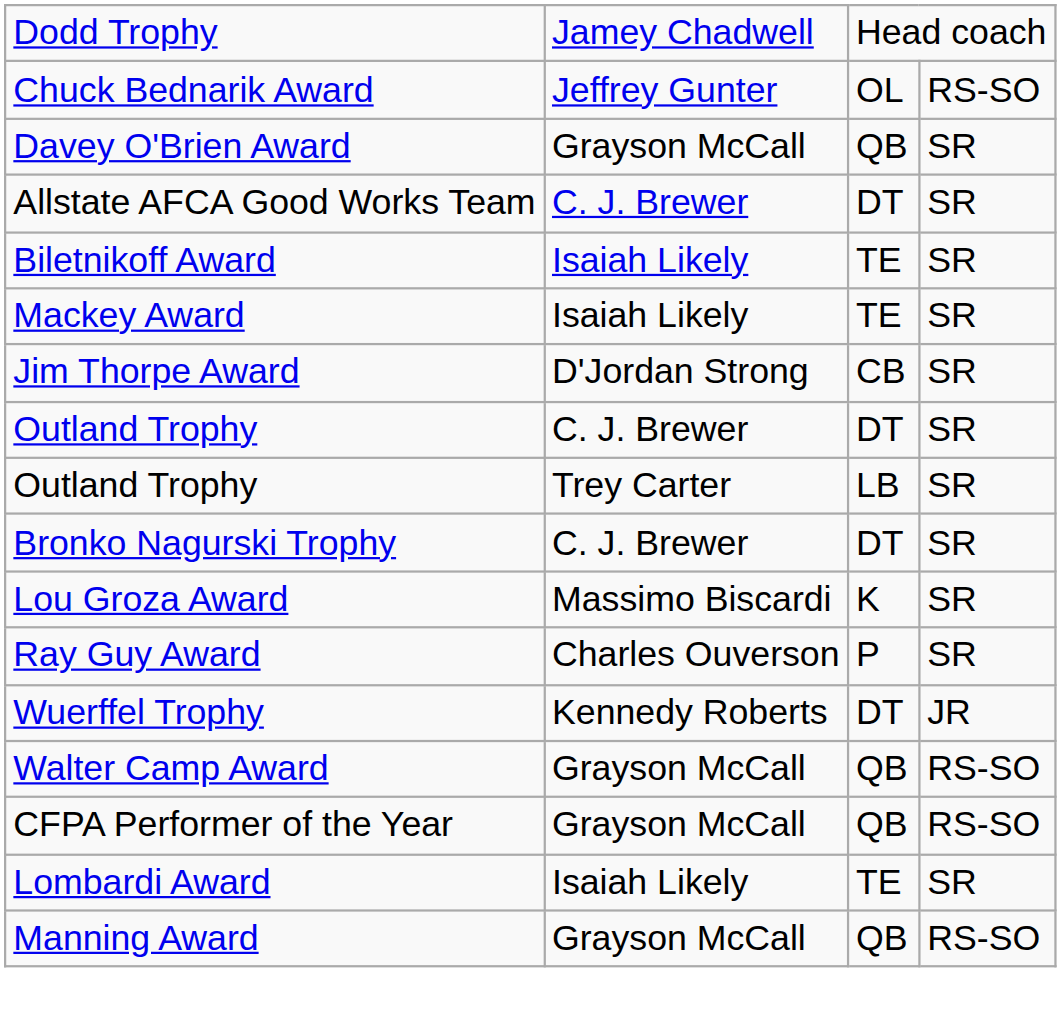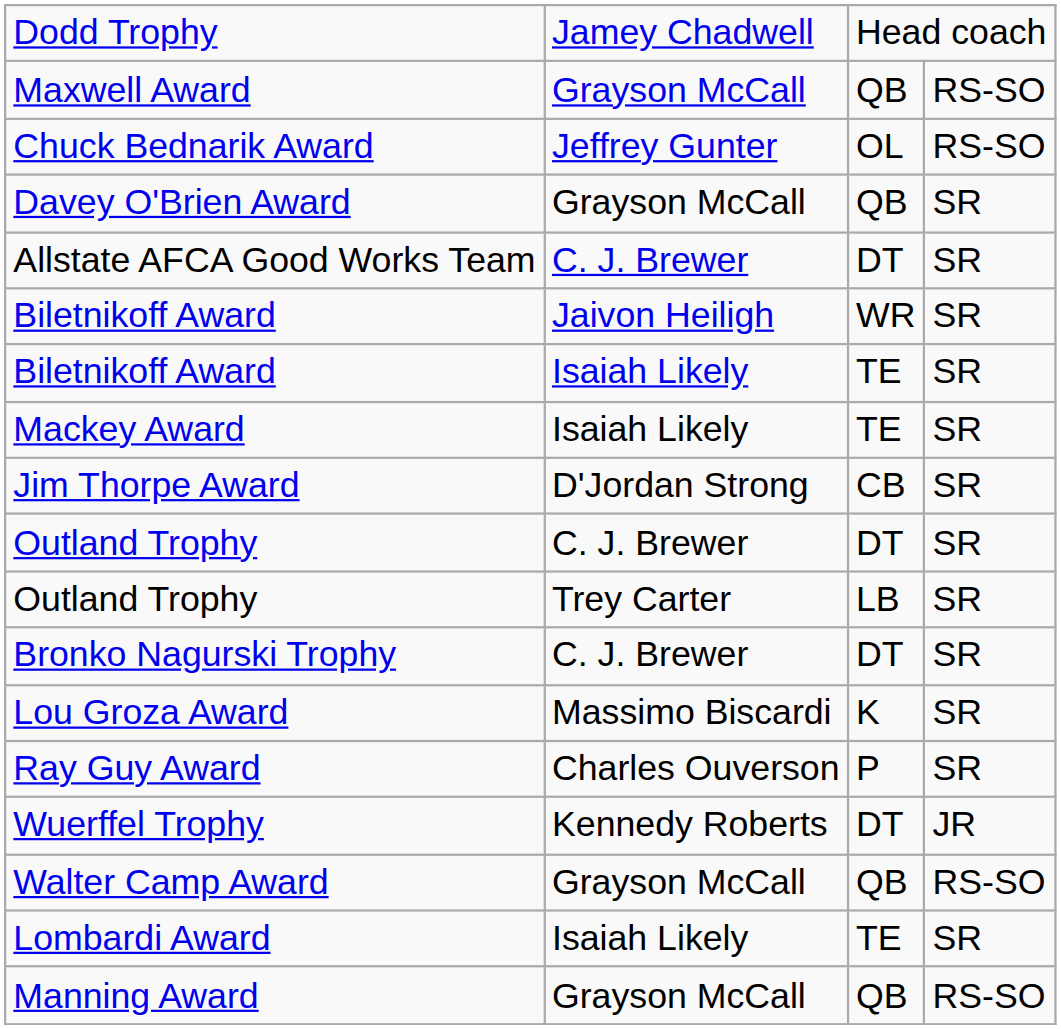+ row: (132, 89)
+ row: (145, 315)
- row: (233, 825)
